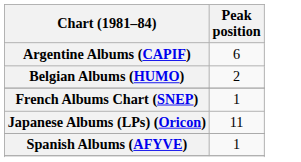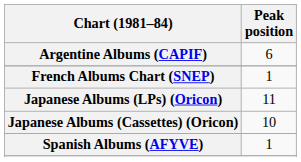- row: (107, 76)
+ row: (123, 122)
